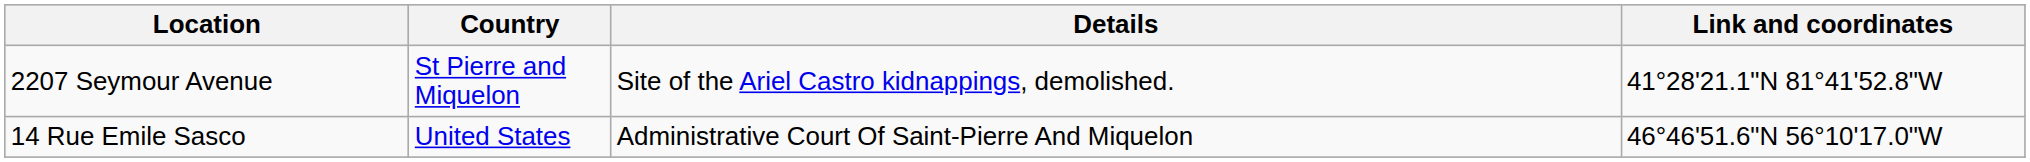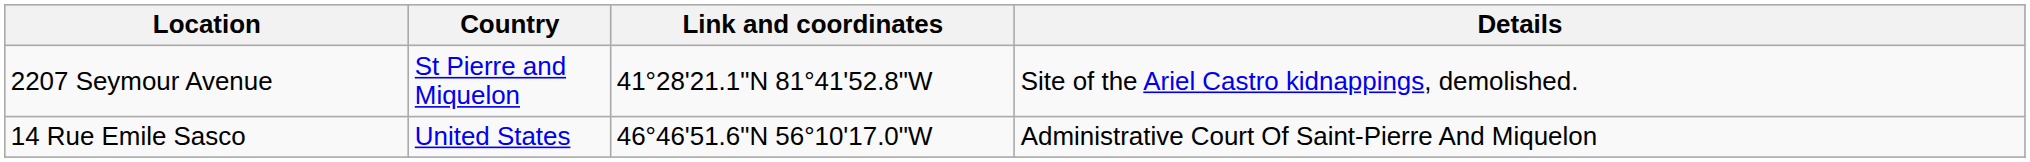columns swapped: (1116, 25) <-> (1823, 25)
